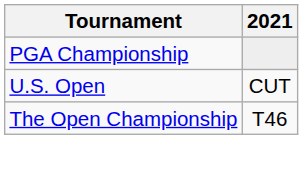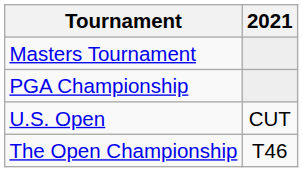+ row: (103, 54)
